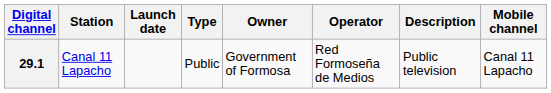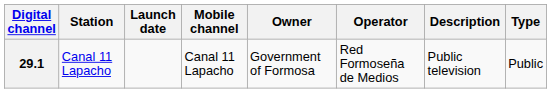columns swapped: (202, 22) <-> (513, 22)
